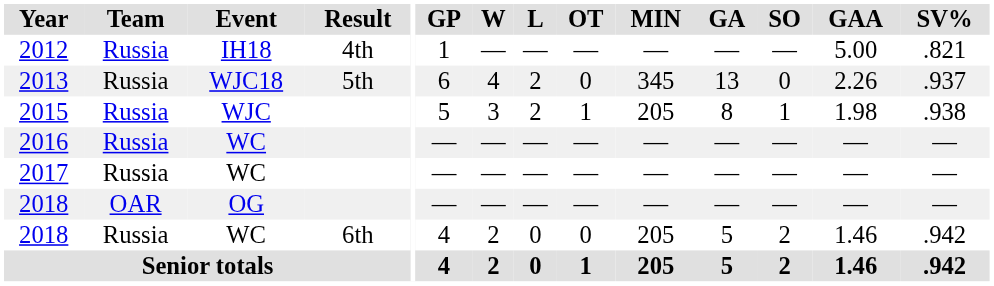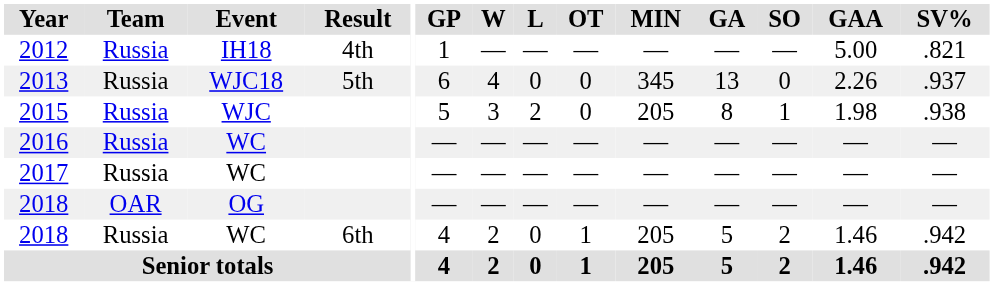(535, 80) 2 -> (535, 80) 0
(586, 111) 1 -> (586, 111) 0
(586, 234) 0 -> (586, 234) 1
